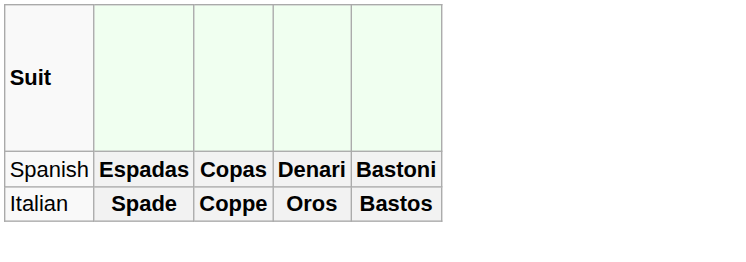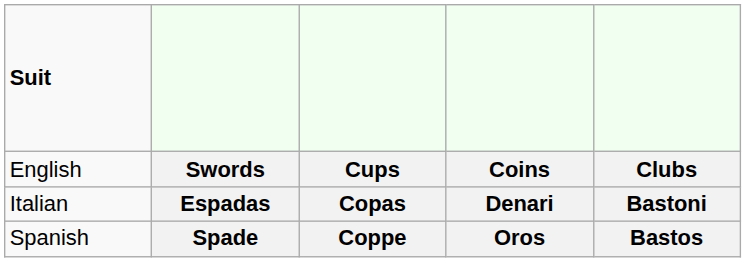+ row: (225, 168)
(49, 168) Spanish -> (39, 203) Italian
(39, 203) Italian -> (49, 238) Spanish
